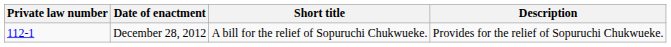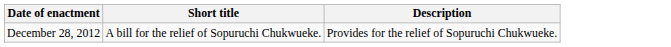- column: (57, 13)
